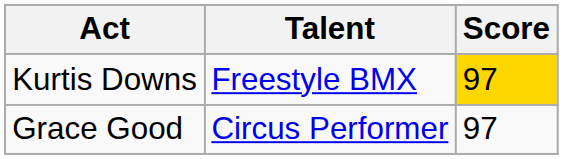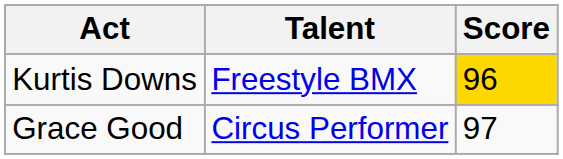(480, 79) 97 -> (480, 79) 96
